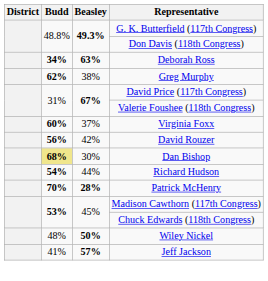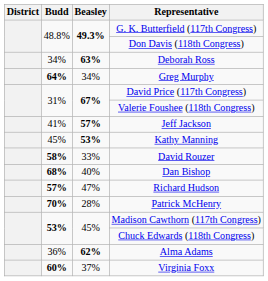(57, 60) bold -> (57, 60) normal
(57, 76) 62% -> (57, 76) 64%
(91, 76) 38% -> (91, 76) 34%
rows swapped: (186, 124) <-> (186, 252)
+ row: (186, 140)
(57, 140) 56% -> (57, 156) 58%
(91, 140) 42% -> (91, 156) 33%
(57, 156) khaki background -> (57, 172) no background
(91, 156) 30% -> (91, 172) 40%
(57, 172) 54% -> (57, 188) 57%
(91, 172) 44% -> (91, 188) 47%
(91, 188) bold -> (91, 204) normal
+ row: (186, 252)
- row: (186, 236)
